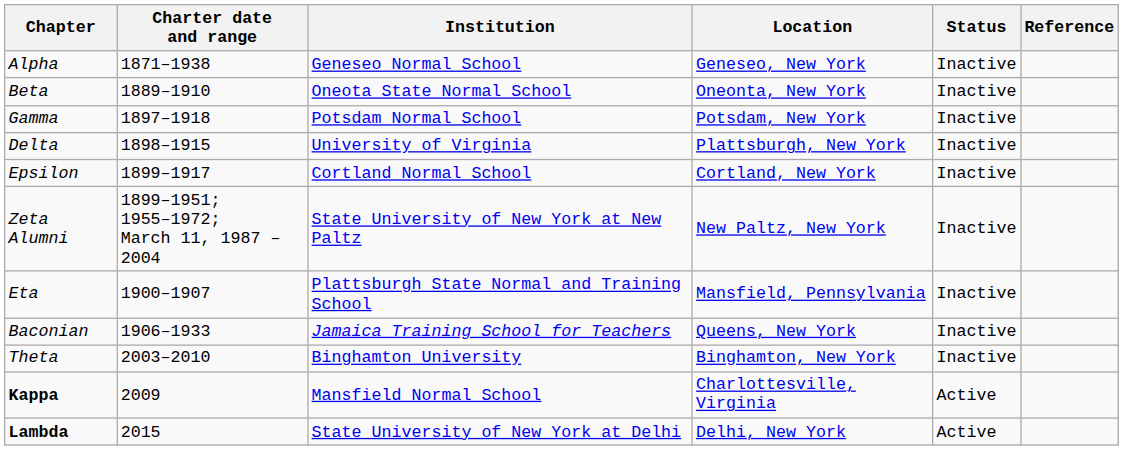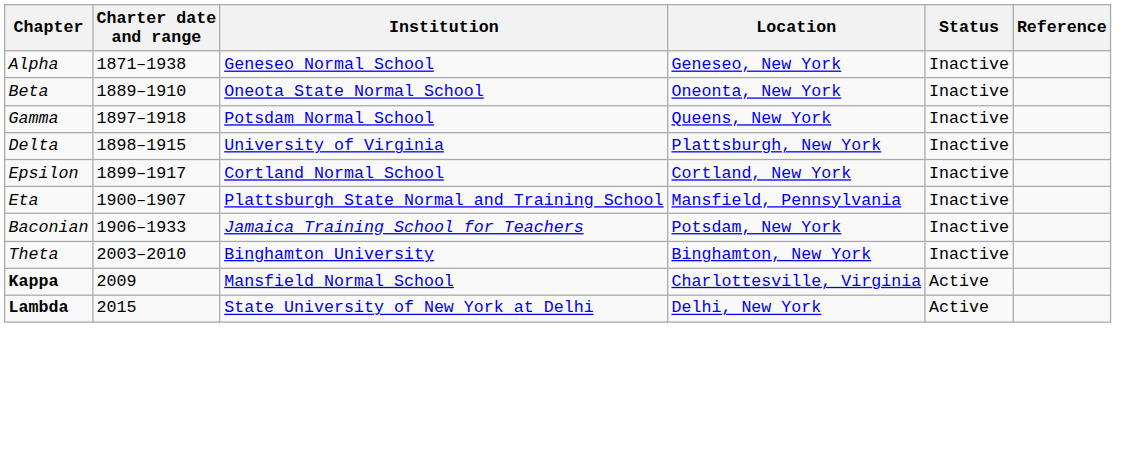(781, 119) Potsdam, New York -> (751, 119) Queens, New York
- row: (39, 229)
(776, 331) Queens, New York -> (756, 227) Potsdam, New York
